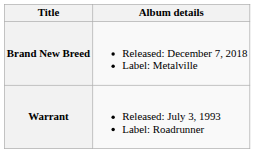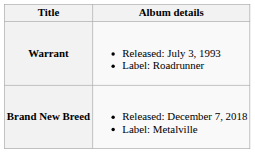rows swapped: (48, 116) <-> (48, 53)
